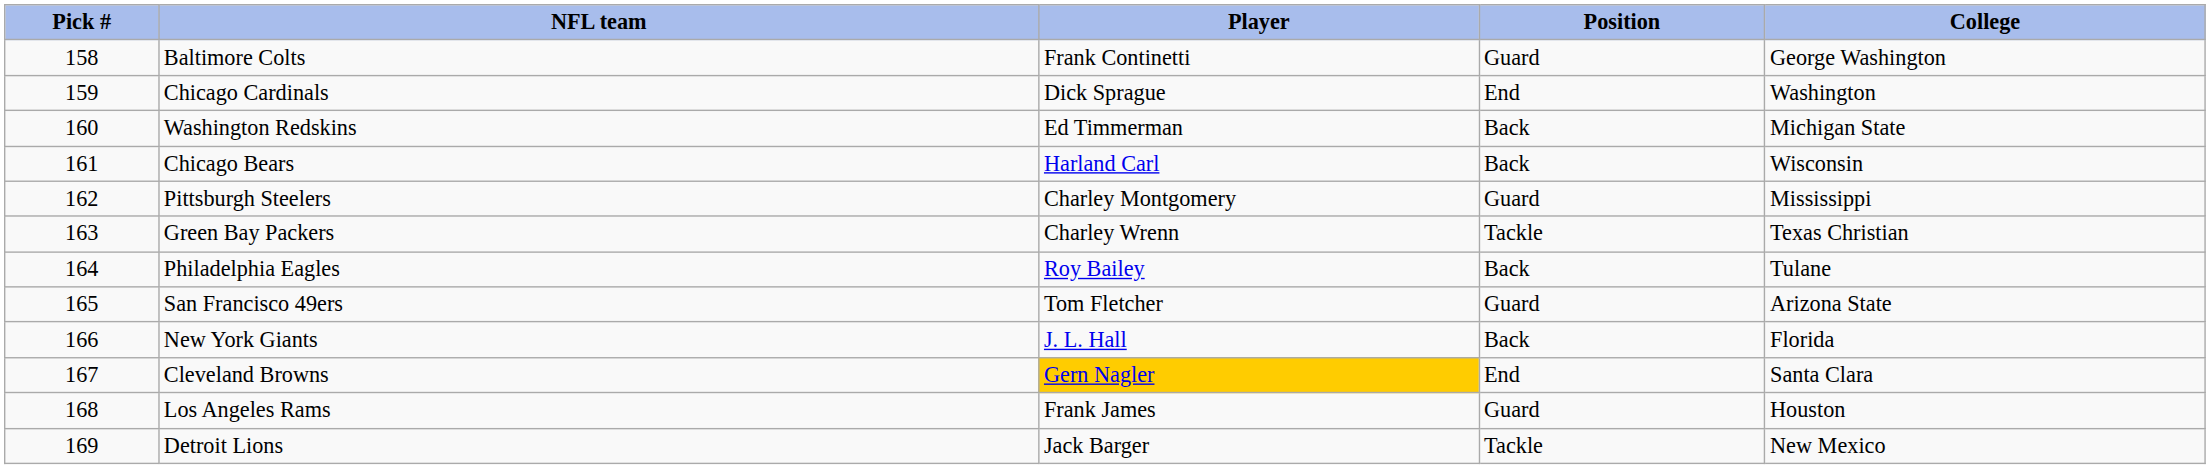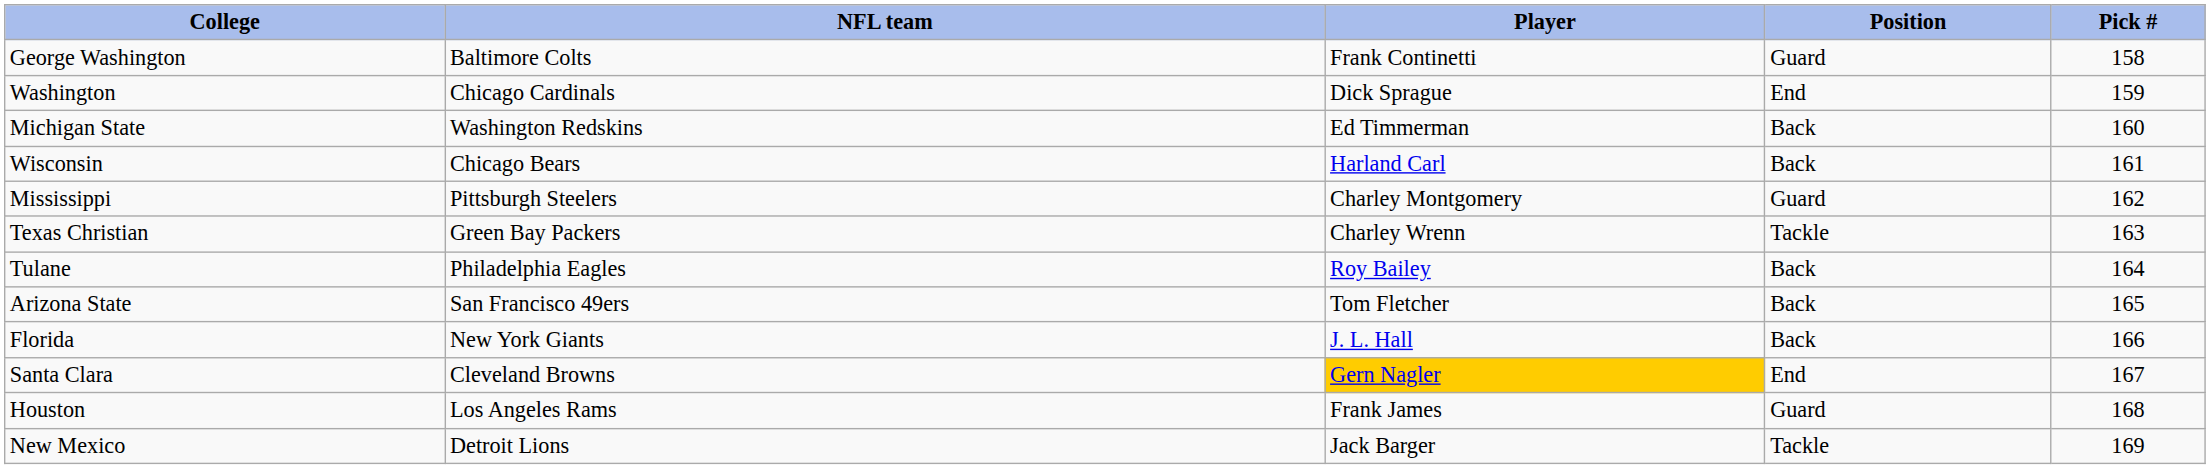columns swapped: (82, 22) <-> (1985, 22)
(1512, 304) Guard -> (1793, 304) Back
